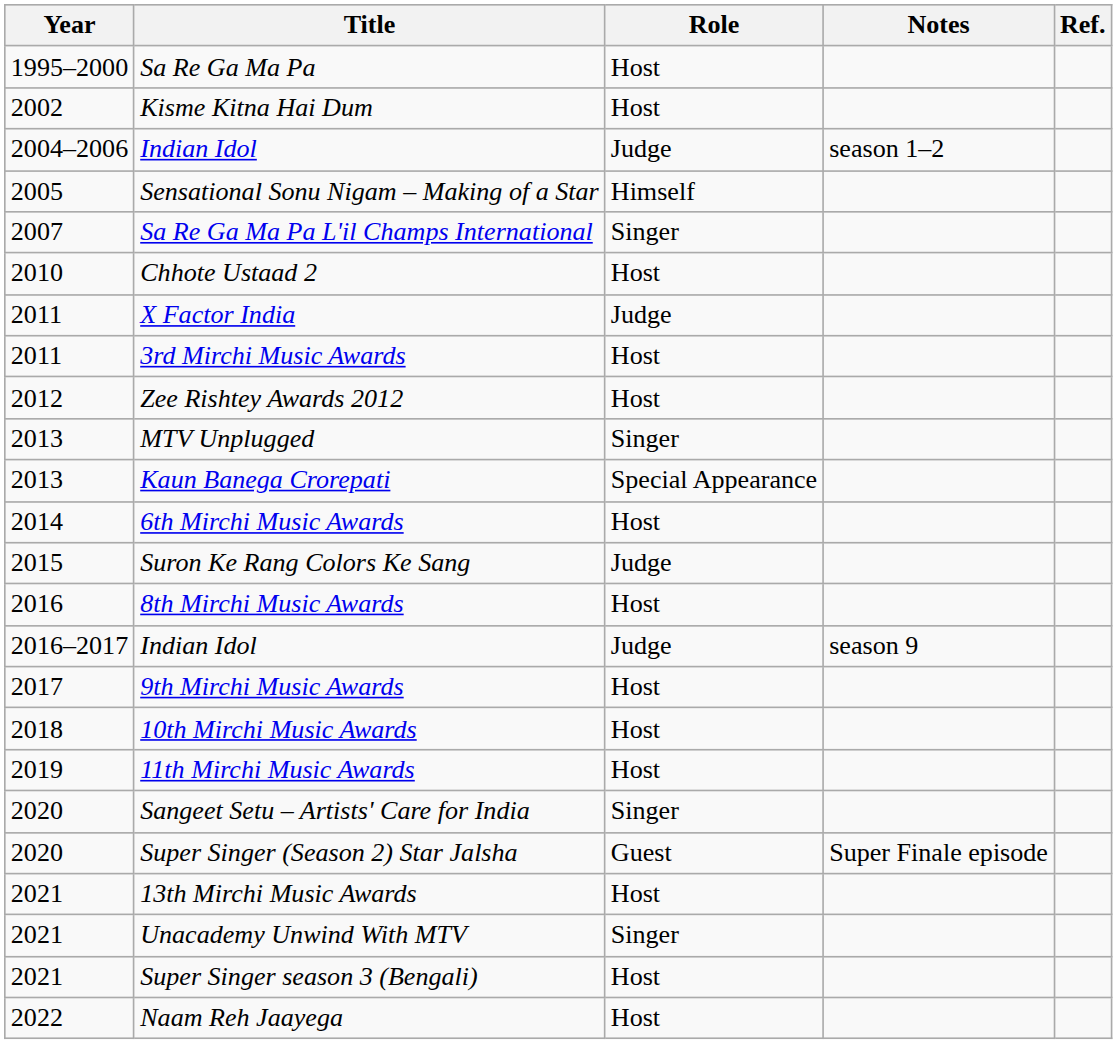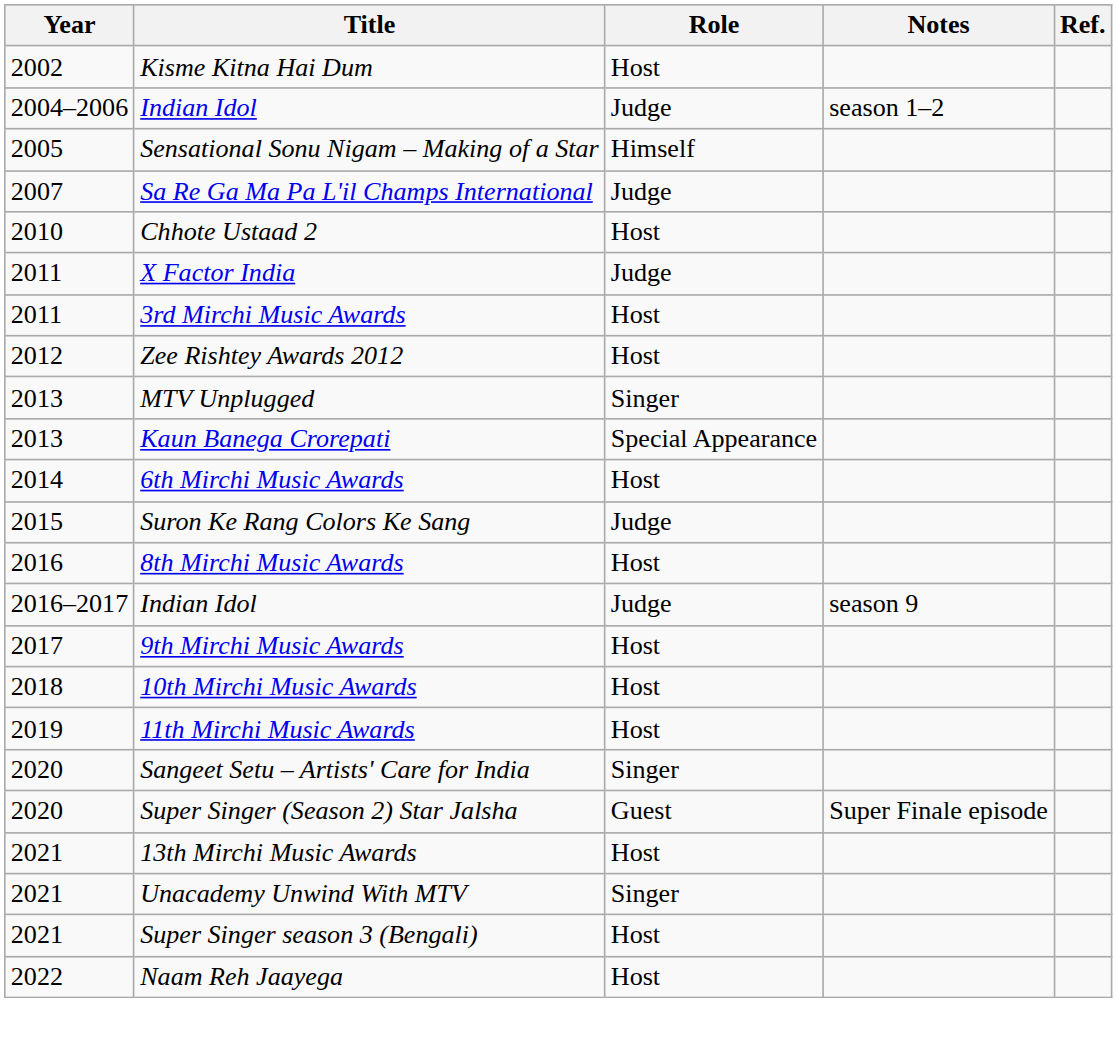- row: (70, 66)
(645, 231) Singer -> (641, 190) Judge
